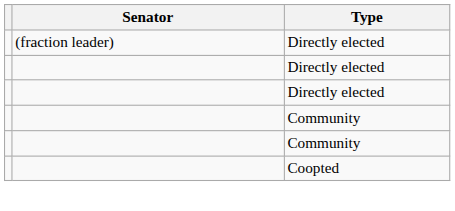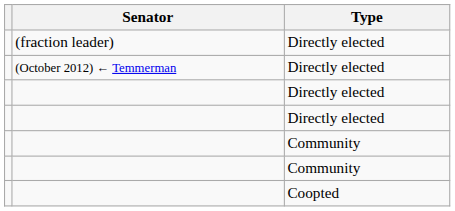+ row: (96, 68)
